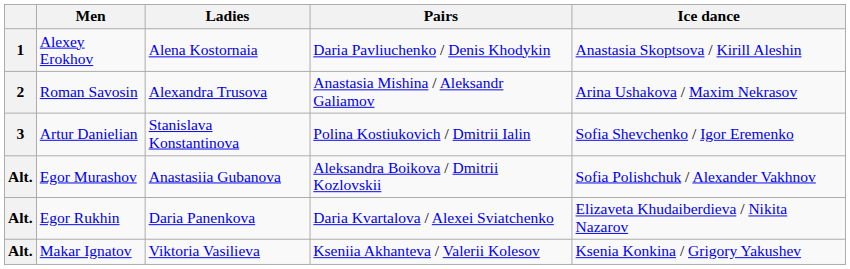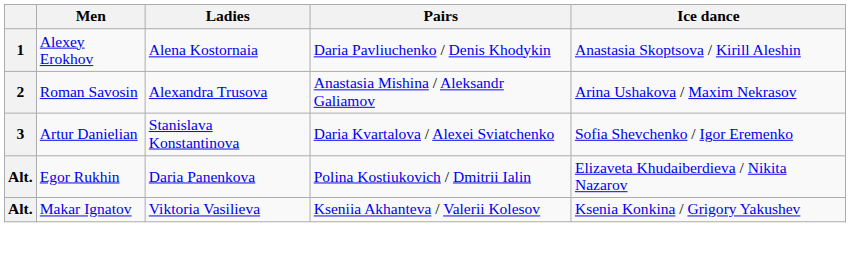(422, 134) Polina Kostiukovich / Dmitrii Ialin -> (434, 134) Daria Kvartalova / Alexei Sviatchenko
- row: (88, 176)
(434, 218) Daria Kvartalova / Alexei Sviatchenko -> (422, 176) Polina Kostiukovich / Dmitrii Ialin
